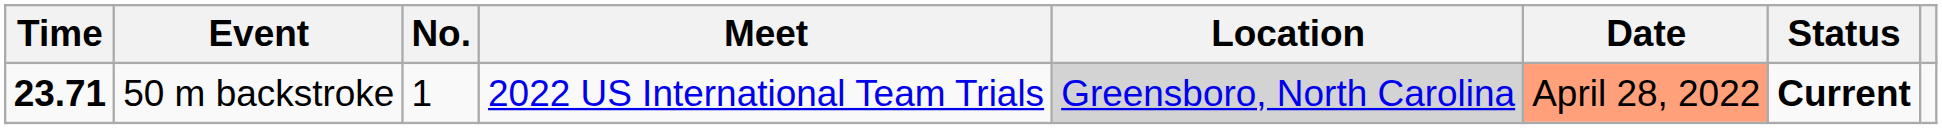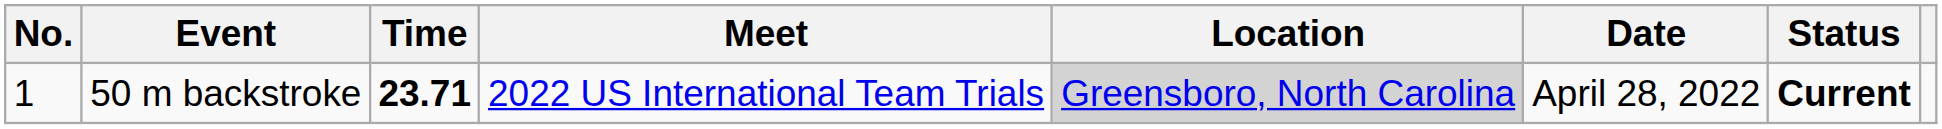columns swapped: (441, 33) <-> (60, 33)
(1646, 92) lightsalmon background -> (1646, 92) no background
